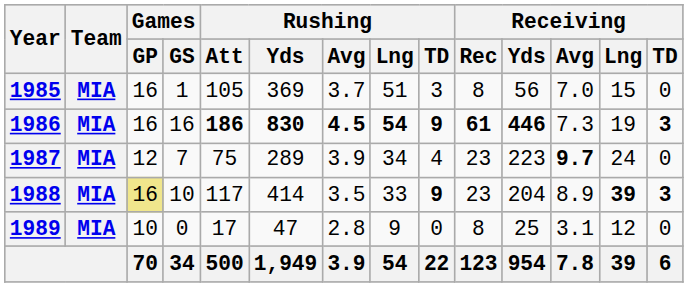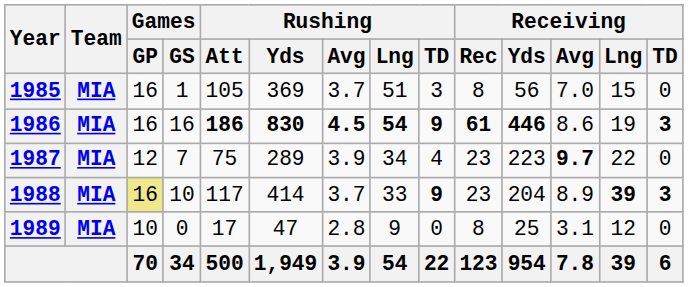(575, 126) 7.3 -> (575, 126) 8.6
(623, 160) 24 -> (623, 160) 22
(346, 195) 3.5 -> (346, 195) 3.7
